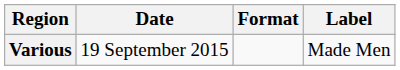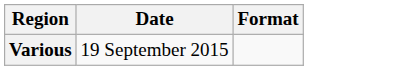- column: (349, 19)
